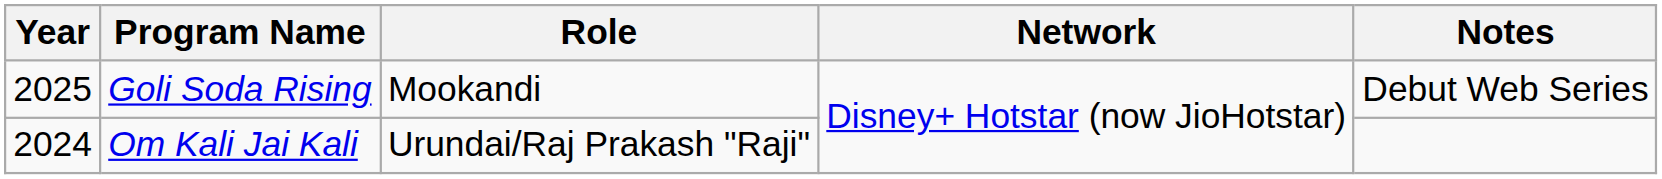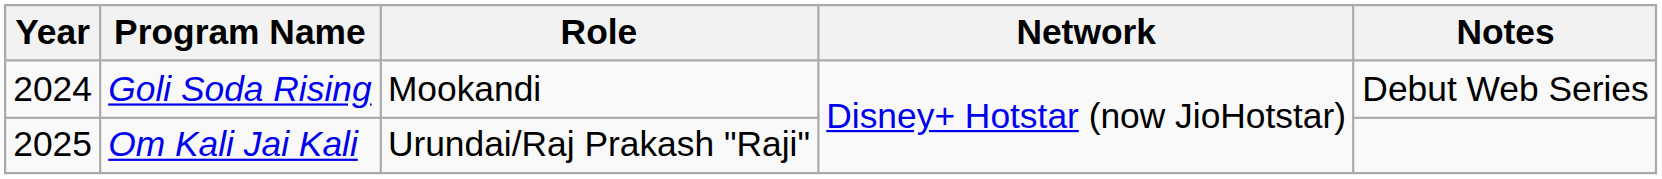(53, 88) 2025 -> (53, 88) 2024
(53, 144) 2024 -> (53, 144) 2025
